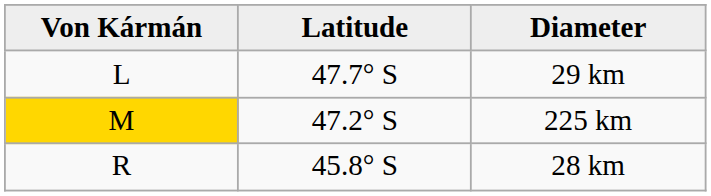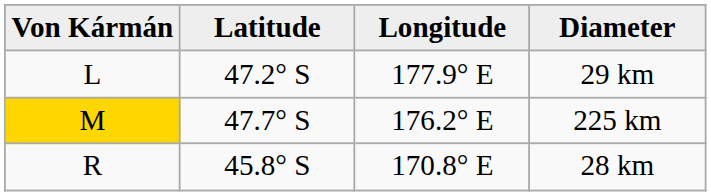+ column: (442, 27)
(355, 73) 47.7° S -> (267, 73) 47.2° S
(355, 119) 47.2° S -> (267, 119) 47.7° S
